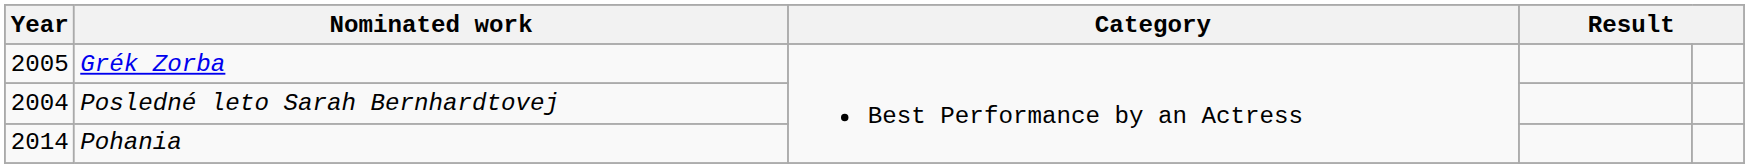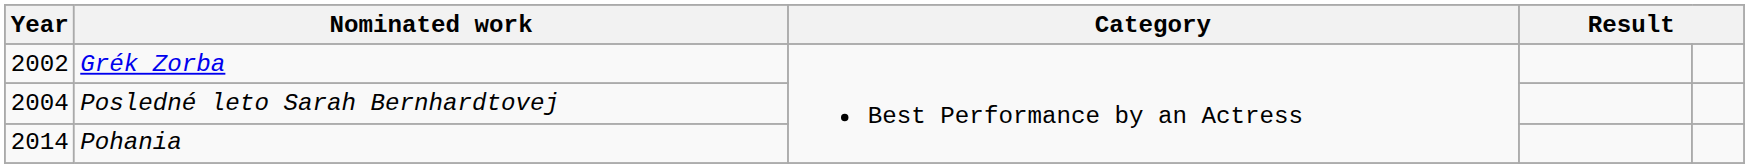(40, 64) 2005 -> (40, 64) 2002
